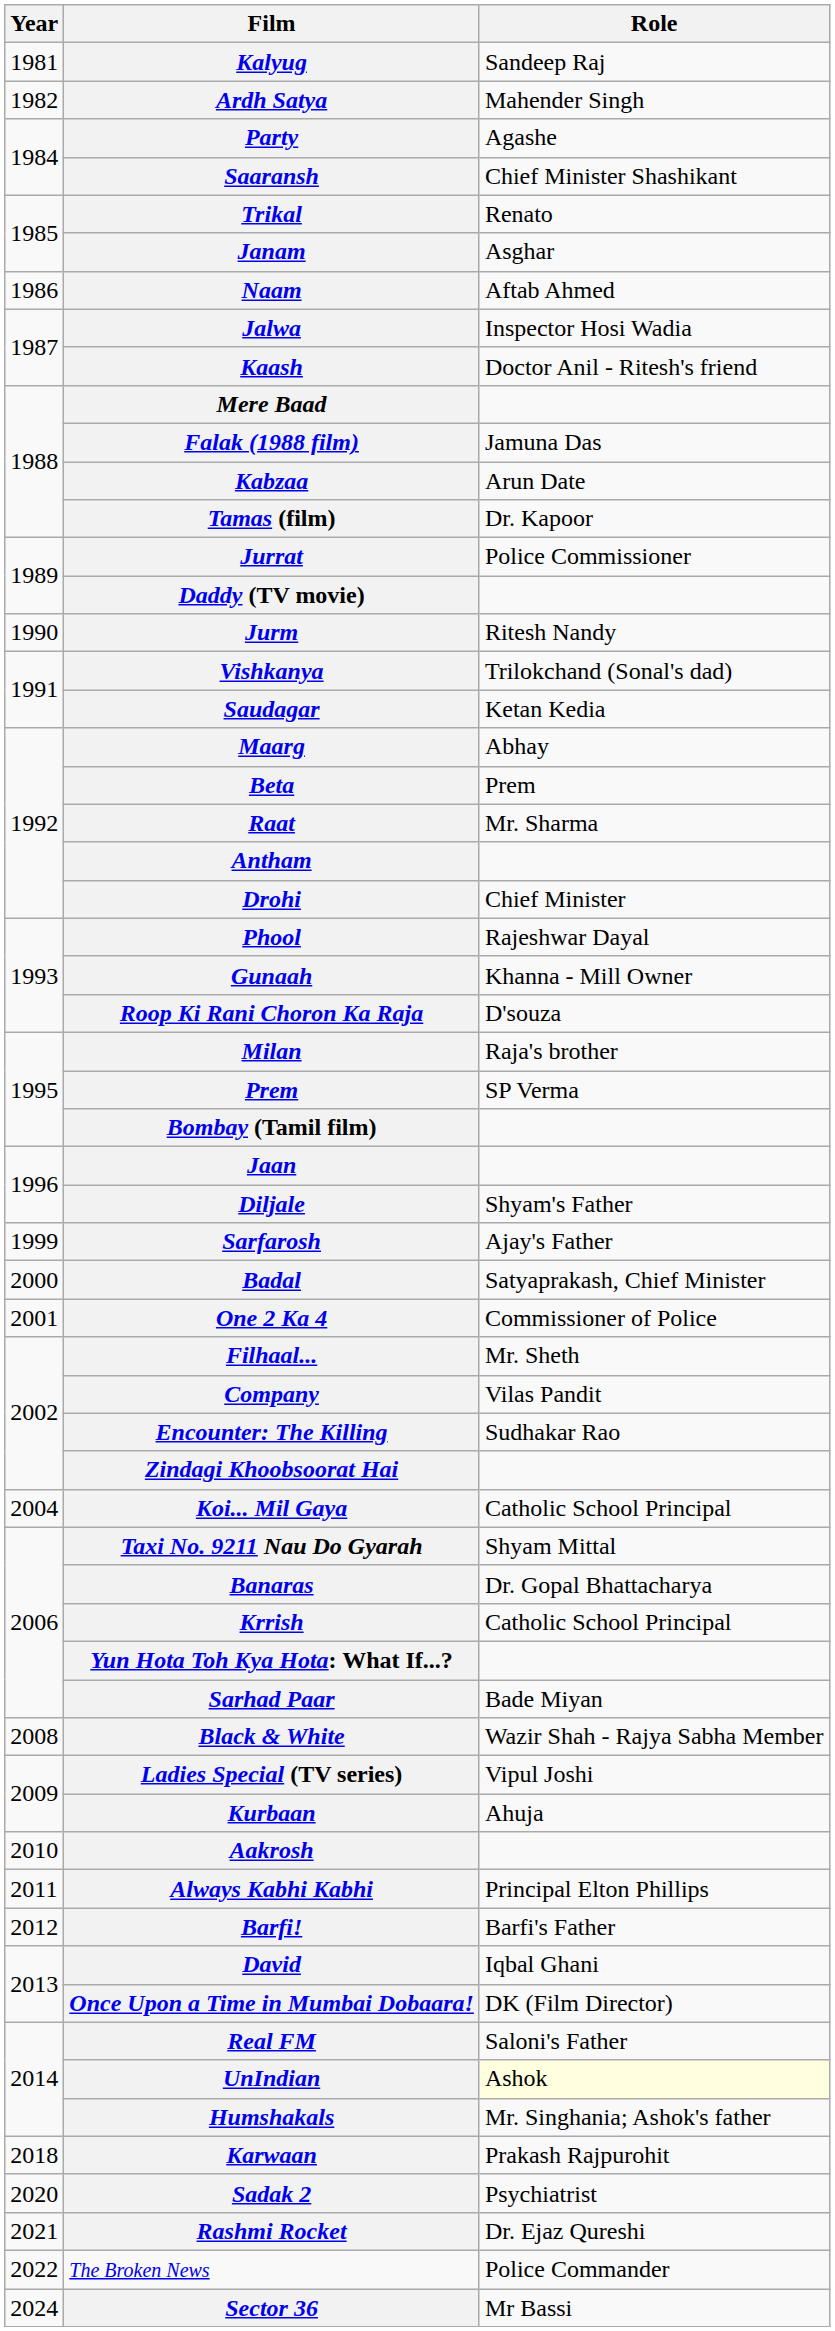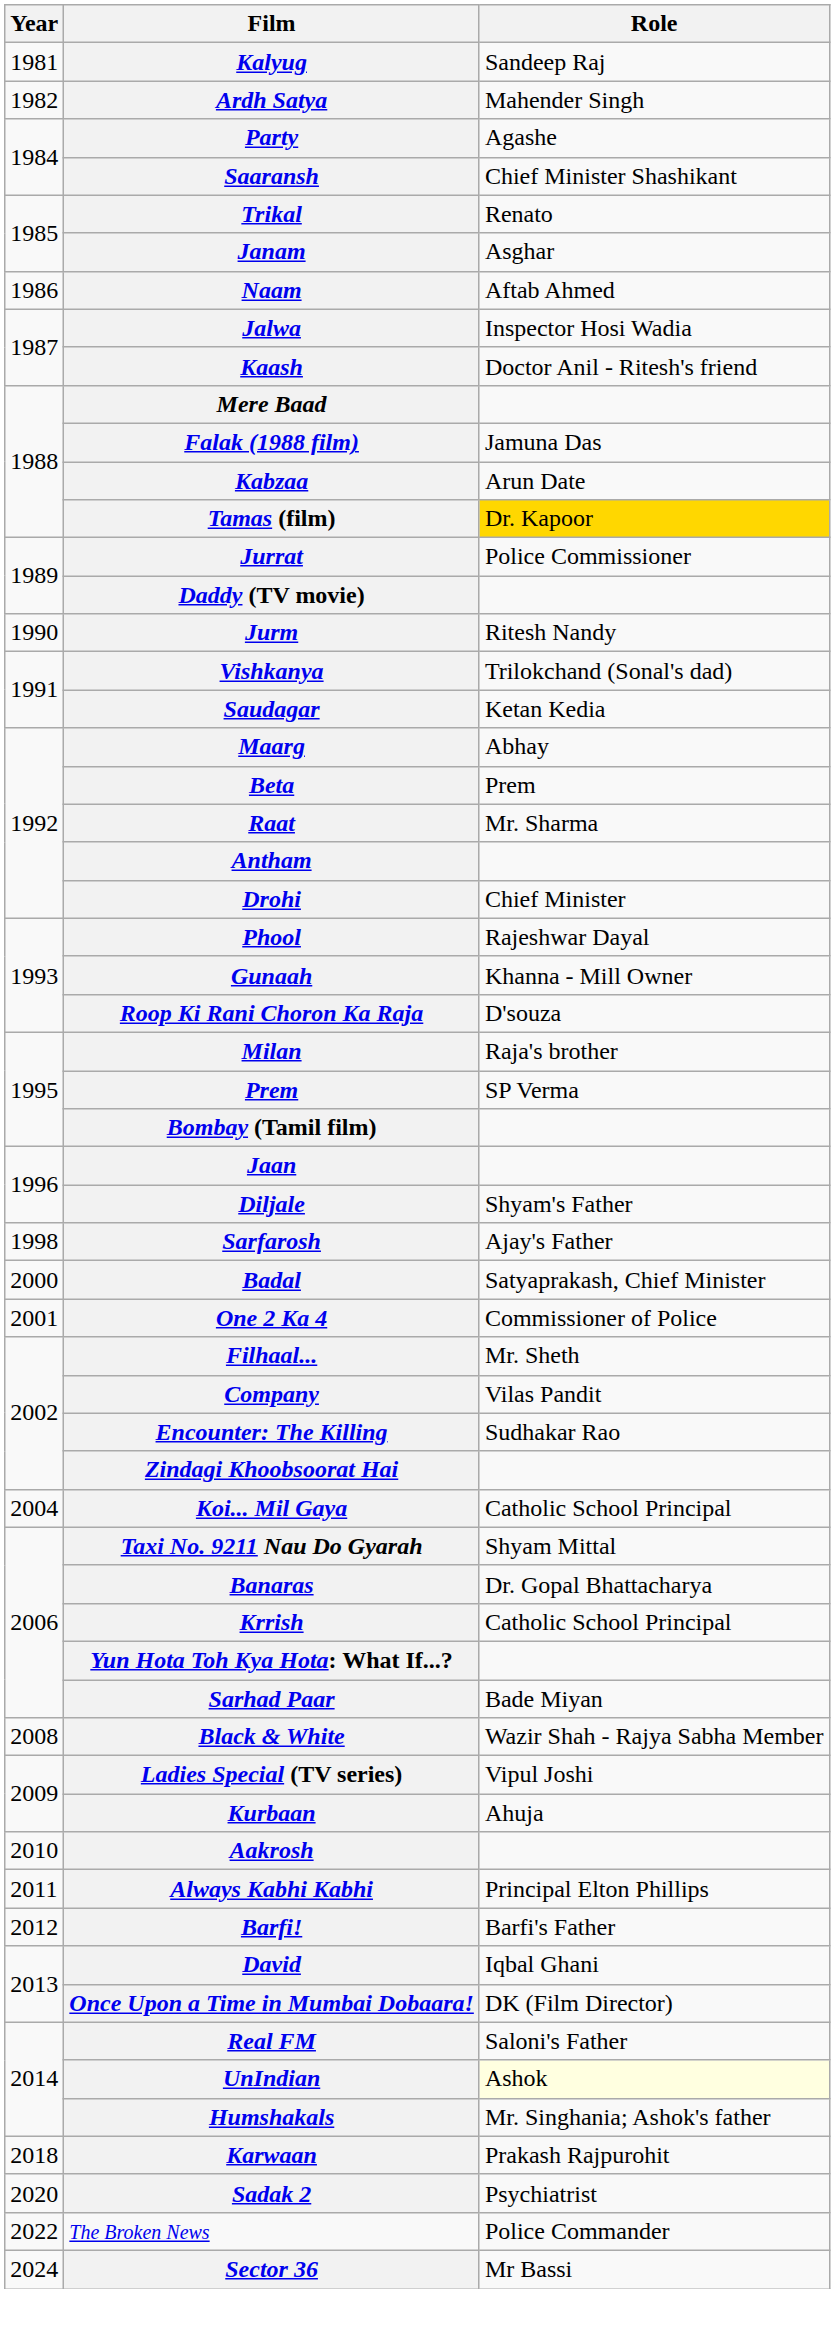(539, 518) no background -> (539, 518) gold background
(34, 1241) 1999 -> (34, 1241) 1998
- row: (272, 2231)
